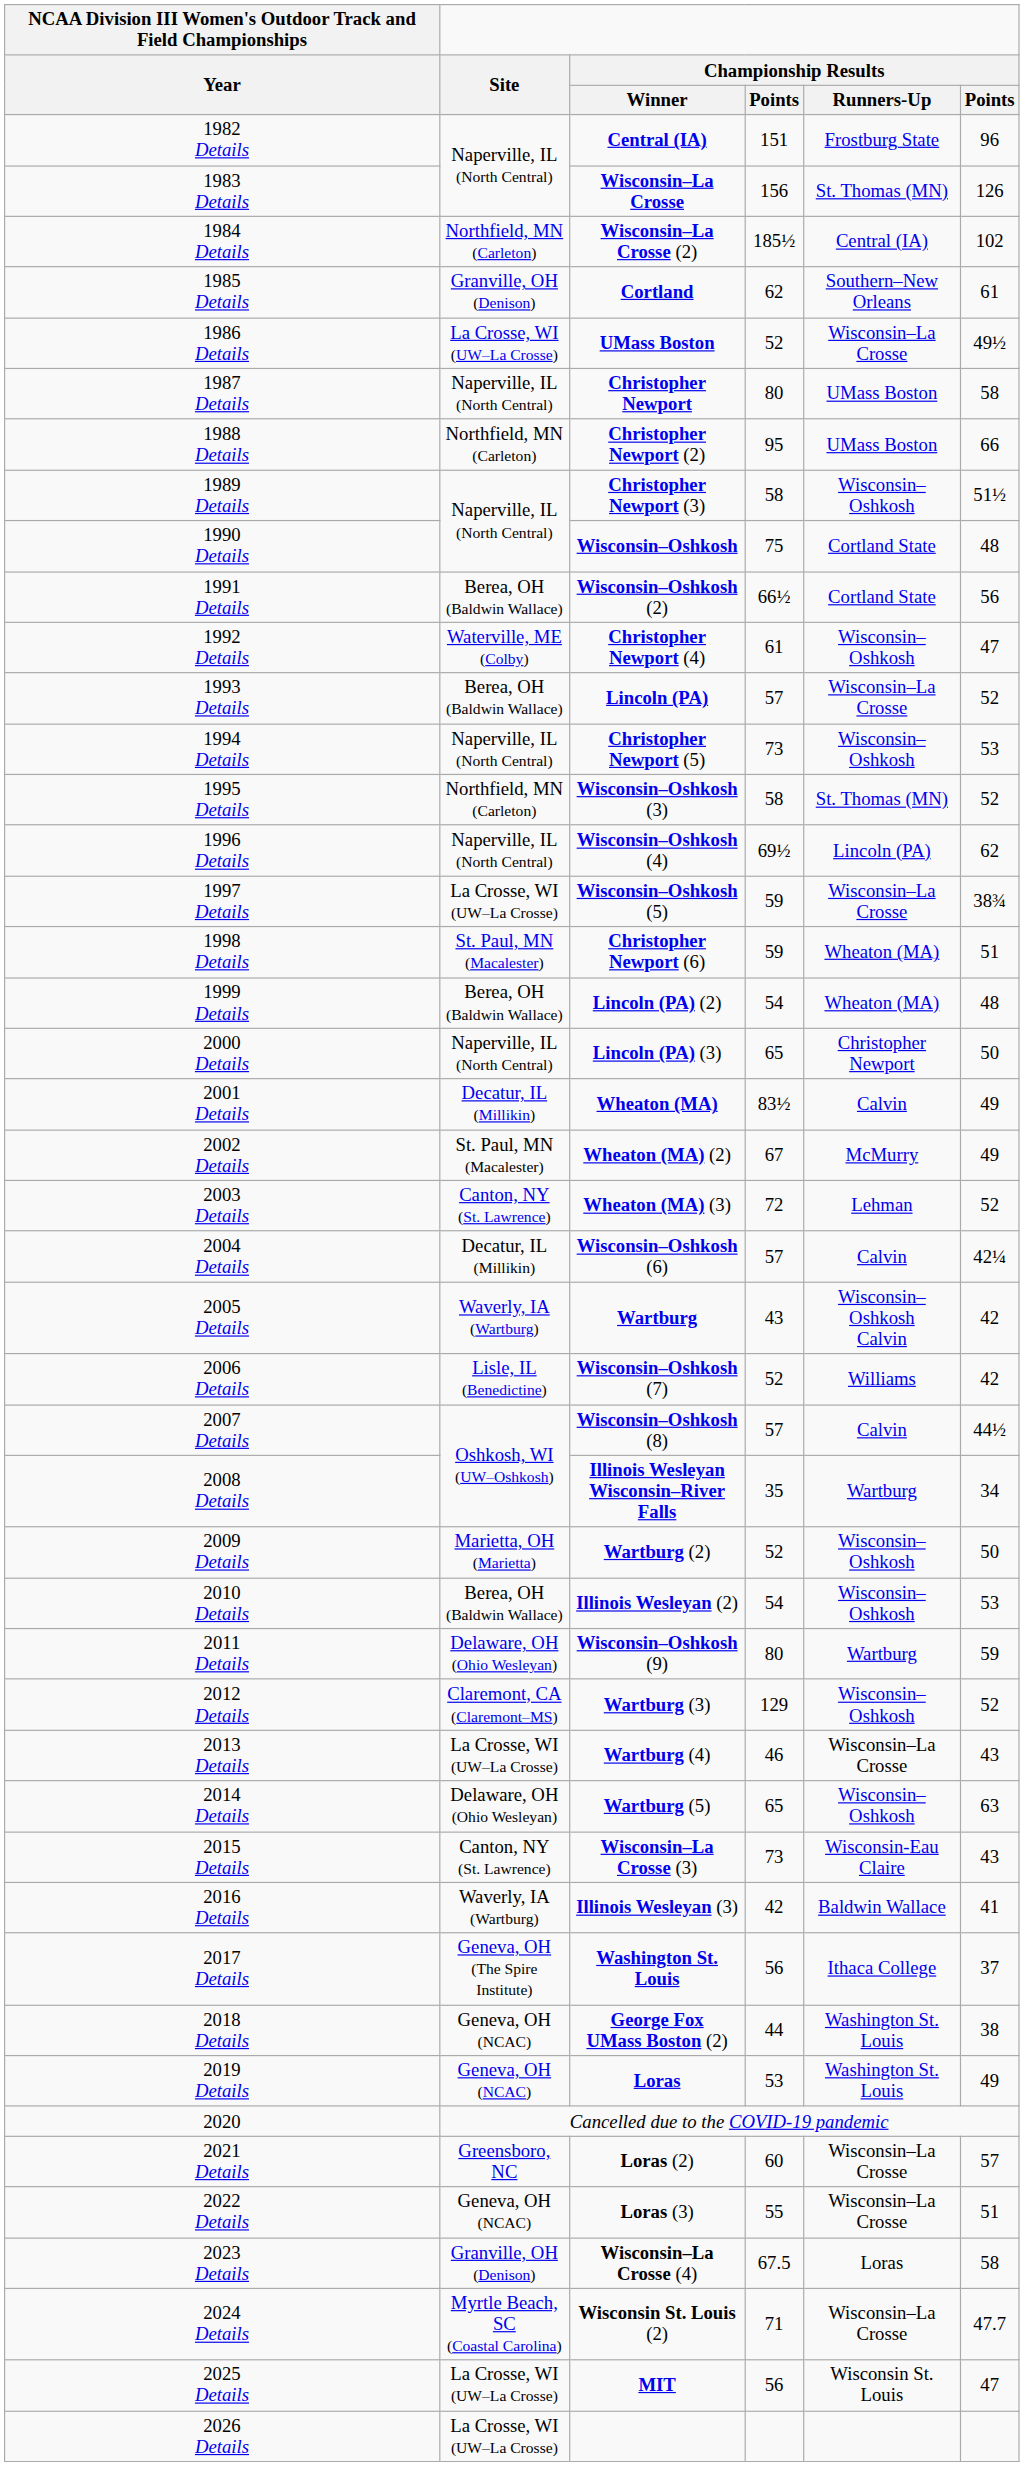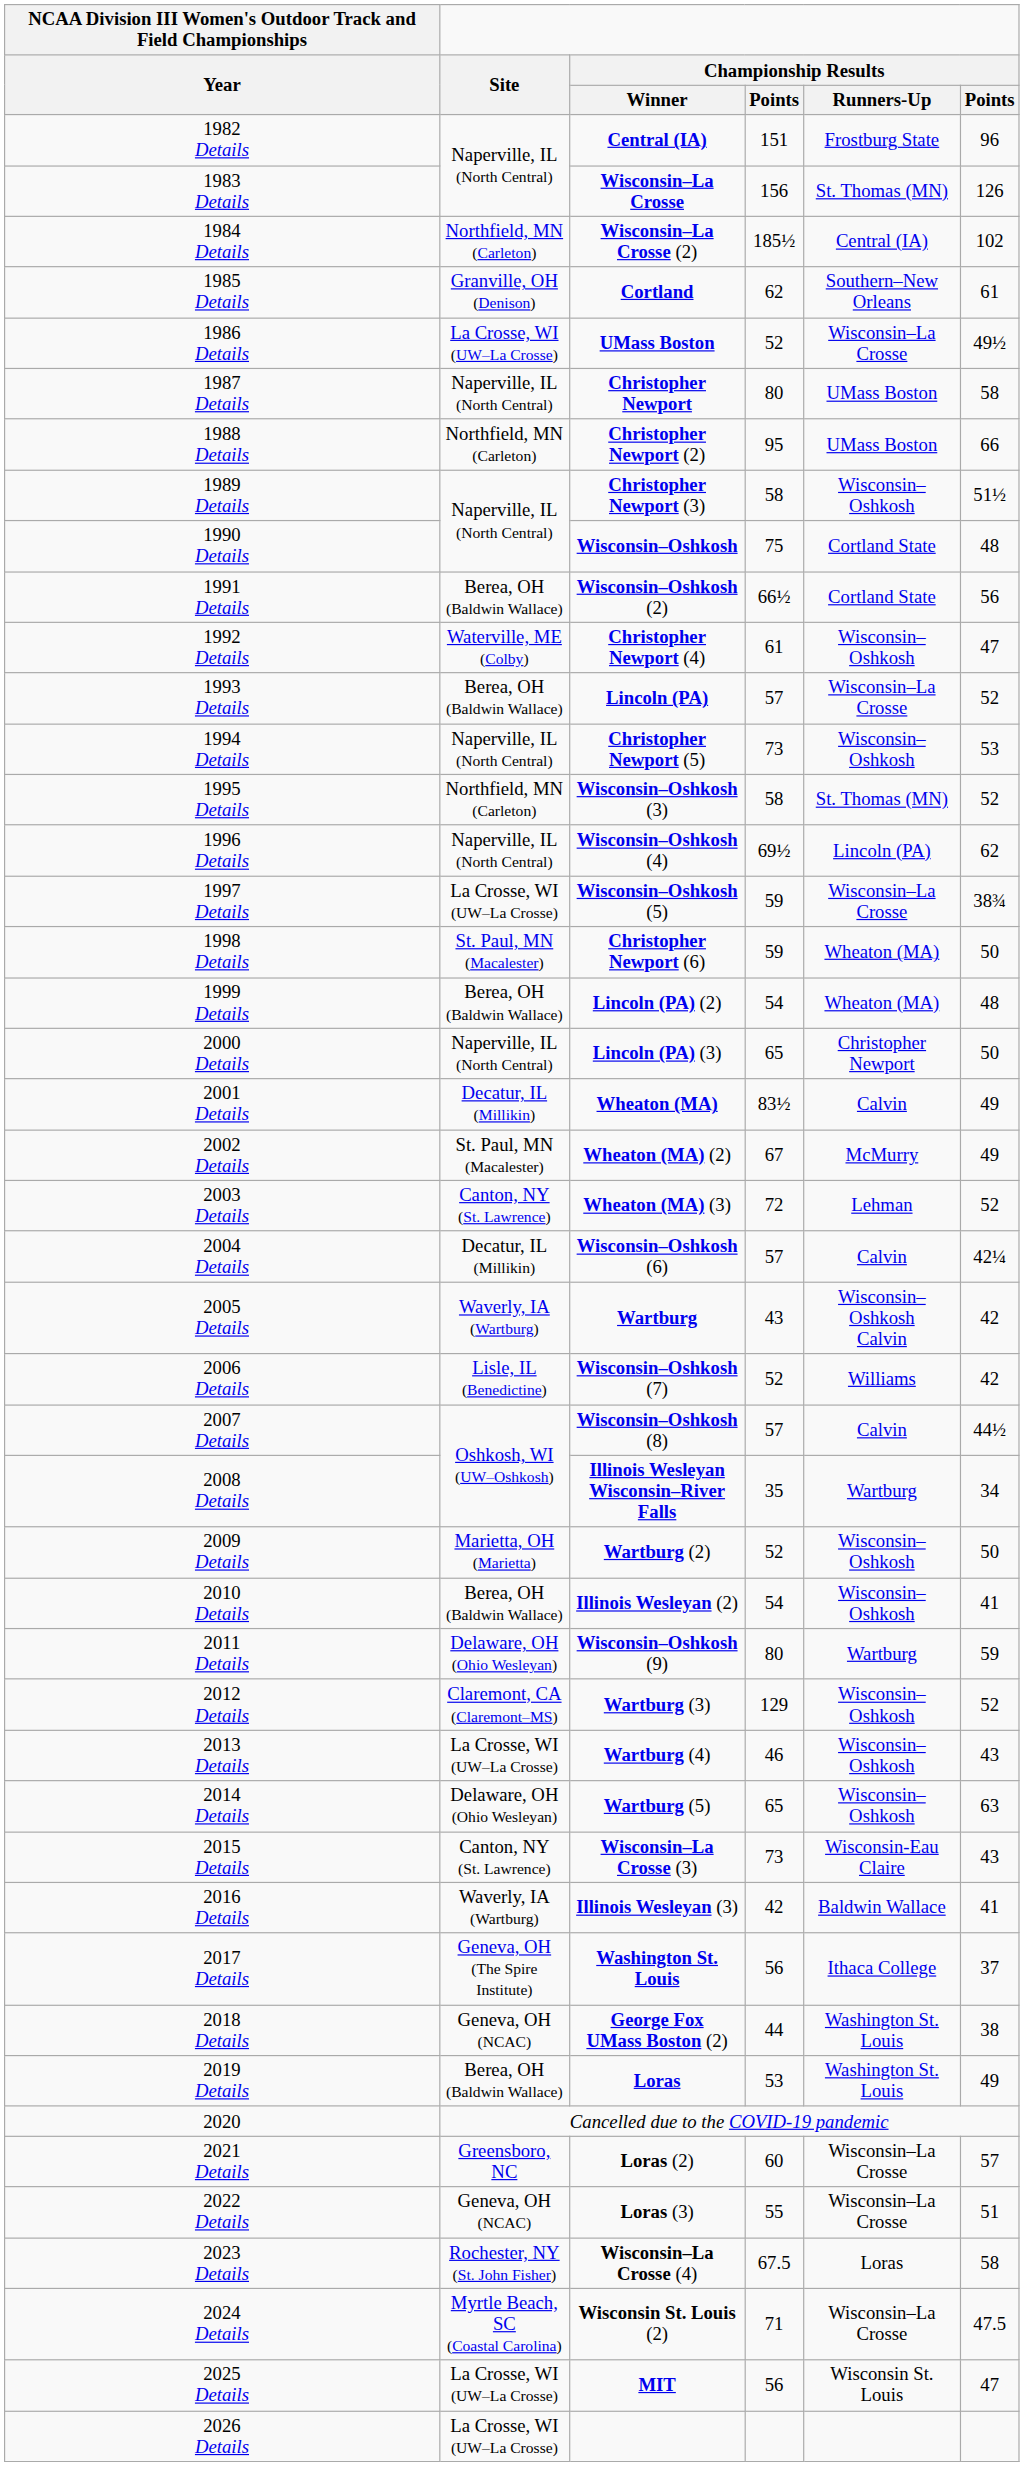(990, 951) 51 -> (990, 951) 50
(990, 1603) 53 -> (990, 1603) 41
(882, 1755) Wisconsin–La Crosse -> (882, 1755) Wisconsin–Oshkosh
(504, 2080) Geneva, OH (NCAC) -> (504, 2080) Berea, OH (Baldwin Wallace)
(504, 2262) Granville, OH (Denison) -> (504, 2262) Rochester, NY (St. John Fisher)
(990, 2324) 47.7 -> (990, 2324) 47.5
